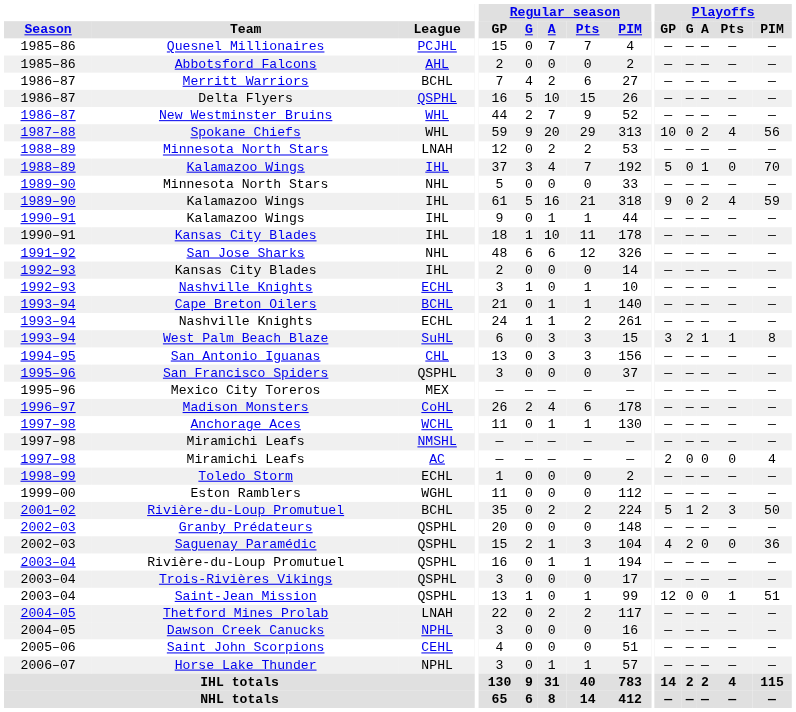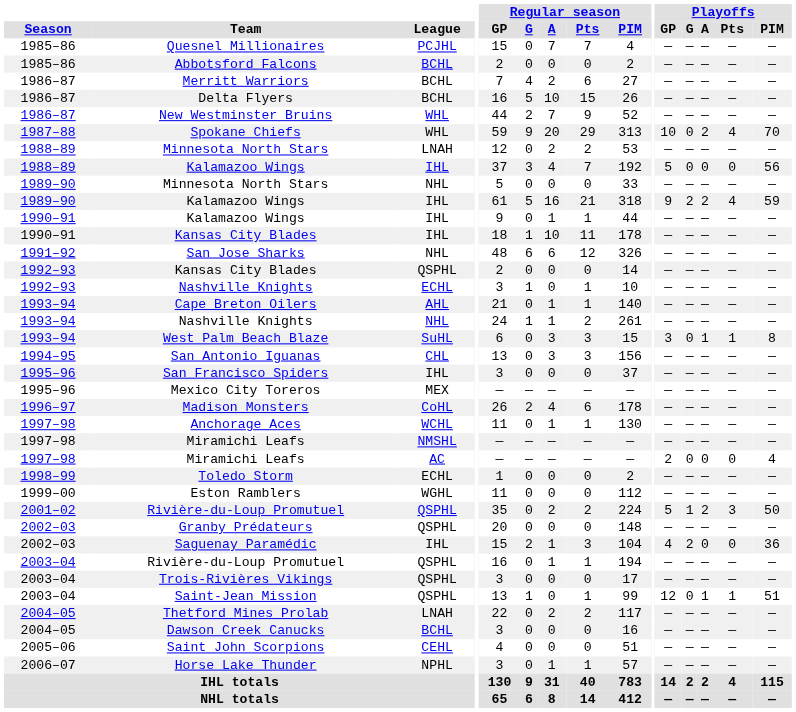(437, 64) AHL -> (437, 64) BCHL
(437, 98) QSPHL -> (437, 98) BCHL
(772, 133) 56 -> (772, 133) 70
(705, 167) 1 -> (705, 167) 0
(772, 167) 70 -> (772, 167) 56
(690, 201) 0 -> (690, 201) 2
(437, 270) IHL -> (437, 270) QSPHL
(437, 304) BCHL -> (437, 304) AHL
(437, 322) ECHL -> (437, 322) NHL
(690, 339) 2 -> (690, 339) 0
(437, 373) QSPHL -> (437, 373) IHL
(437, 511) BCHL -> (437, 511) QSPHL
(437, 545) QSPHL -> (437, 545) IHL
(705, 596) 0 -> (705, 596) 1
(437, 631) NPHL -> (437, 631) BCHL
